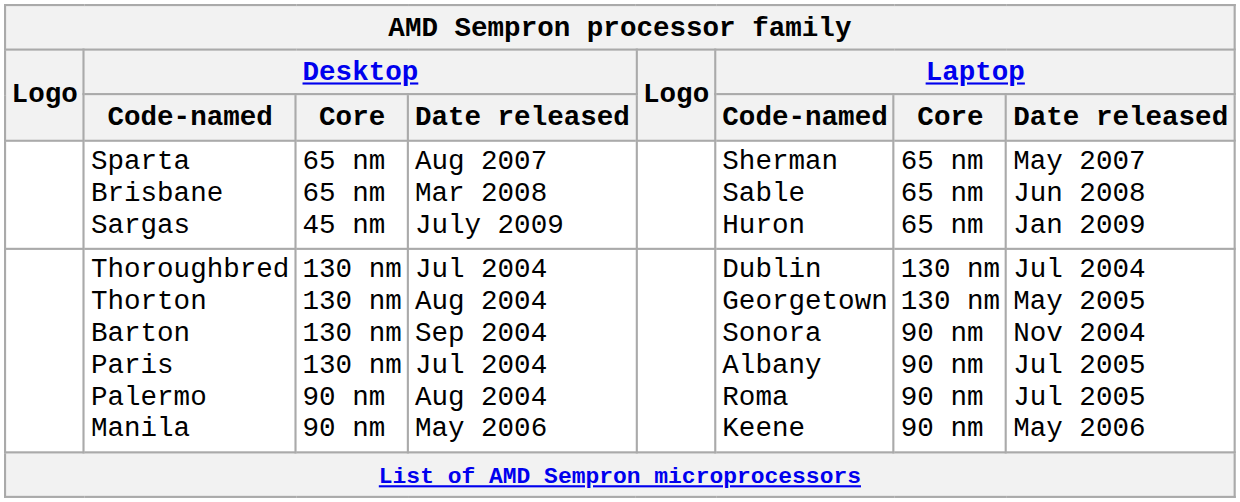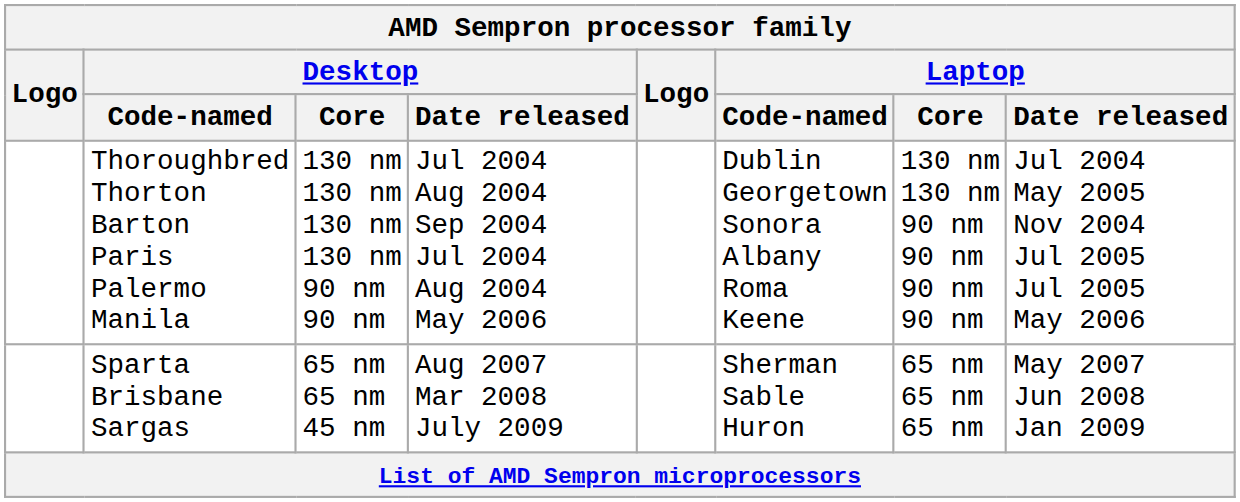rows swapped: (190, 350) <-> (157, 194)
